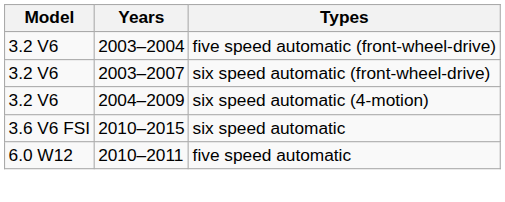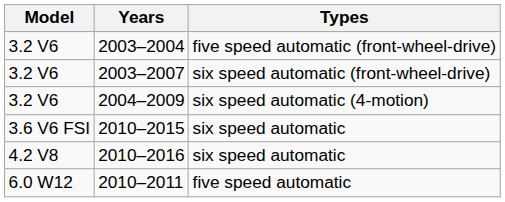+ row: (141, 155)
